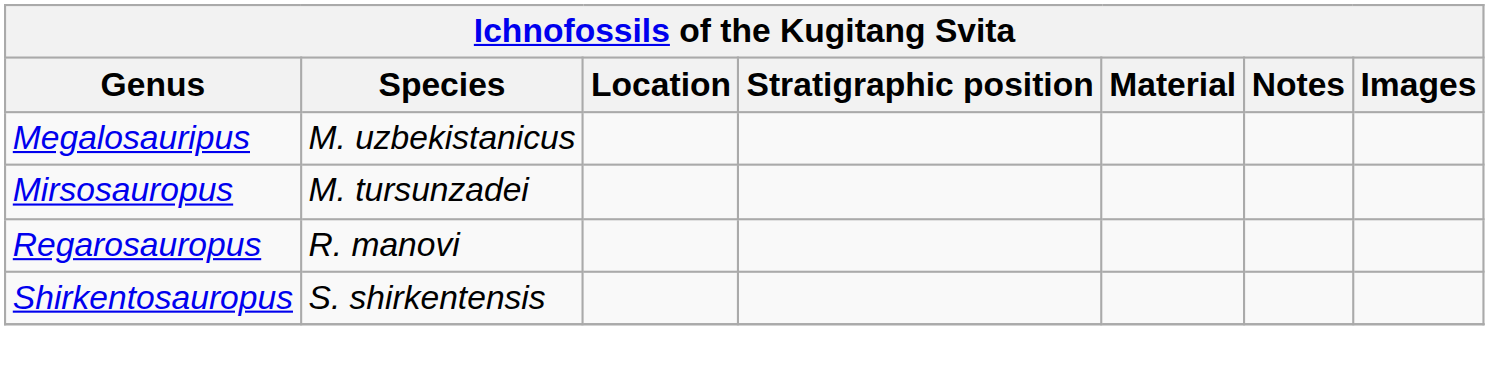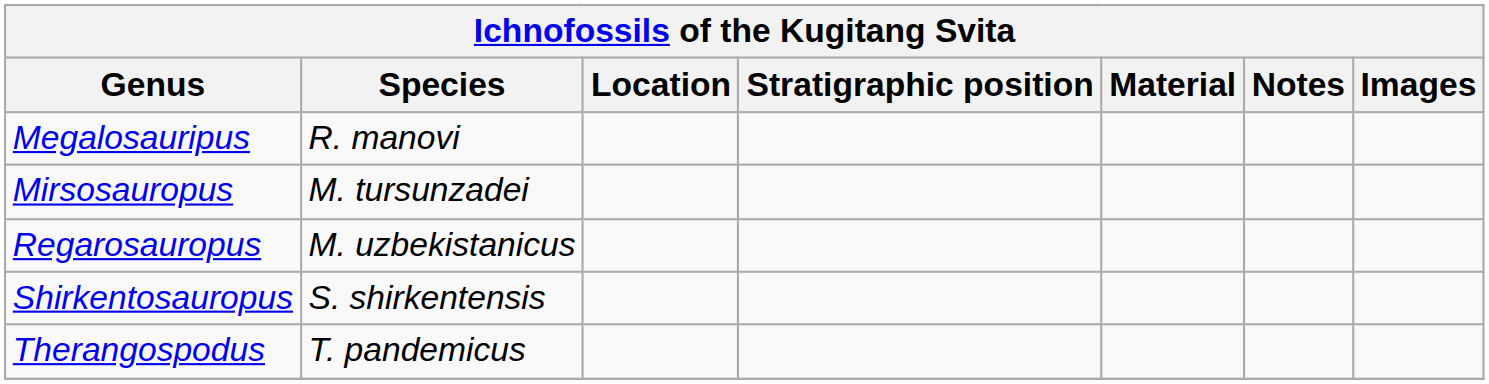(442, 137) M. uzbekistanicus -> (384, 137) R. manovi
(384, 244) R. manovi -> (442, 244) M. uzbekistanicus
+ row: (139, 350)
